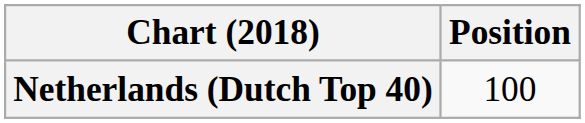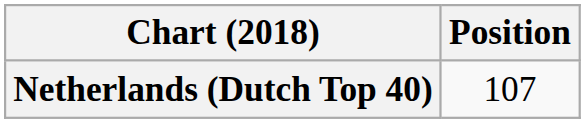(510, 88) 100 -> (510, 88) 107
